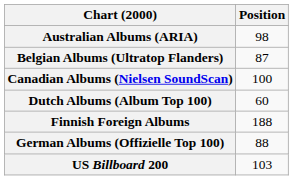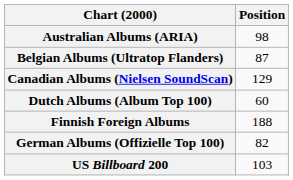(262, 79) 100 -> (262, 79) 129
(262, 143) 88 -> (262, 143) 82
